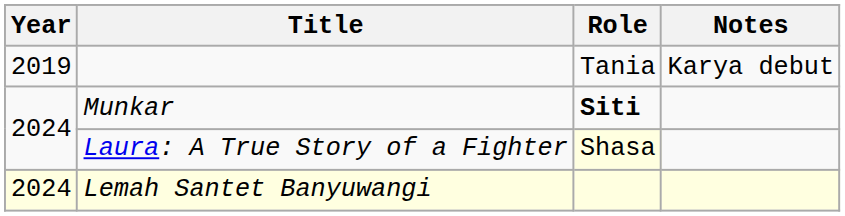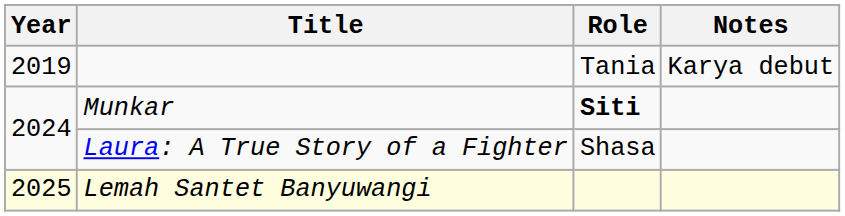(618, 149) lightyellow background -> (618, 149) no background
(41, 190) 2024 -> (41, 190) 2025
